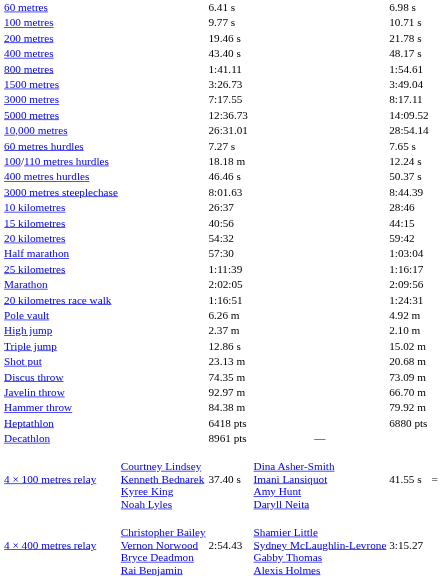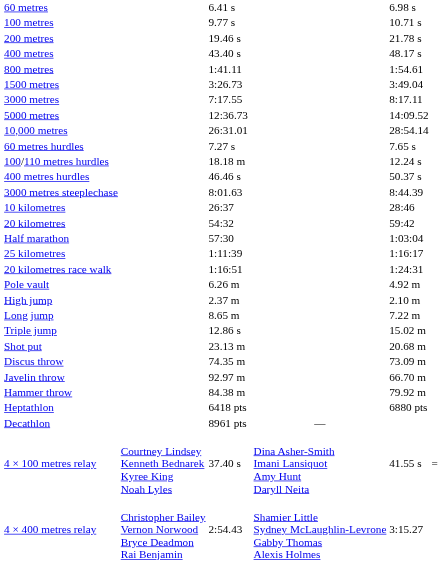- row: (35, 223)
- row: (26, 284)
+ row: (29, 315)
